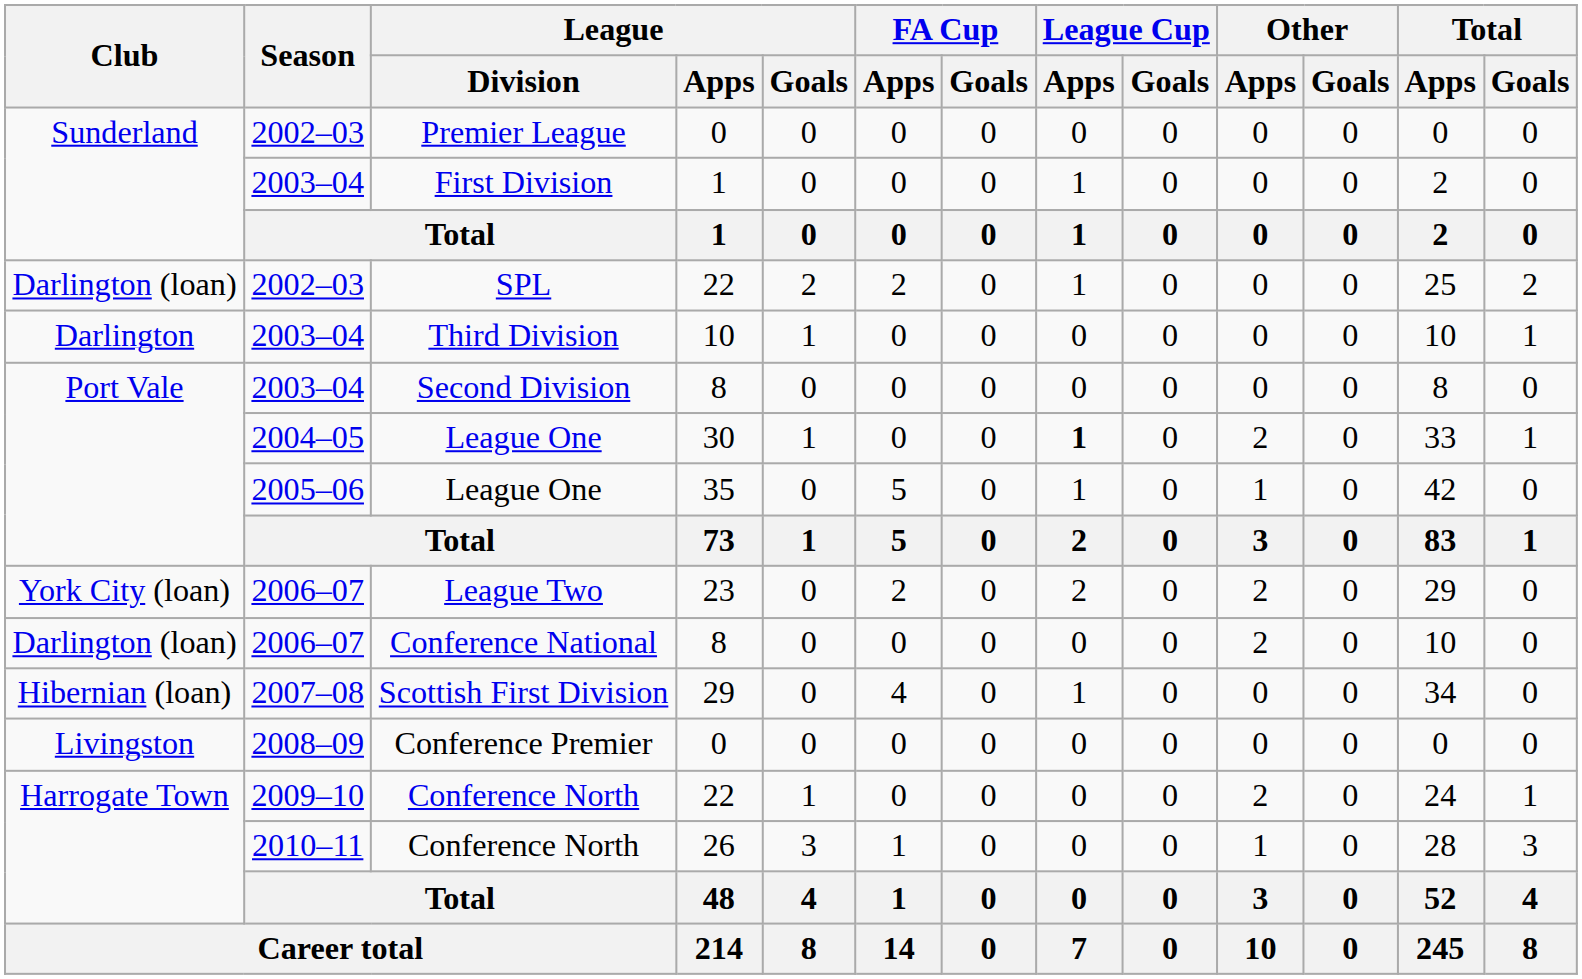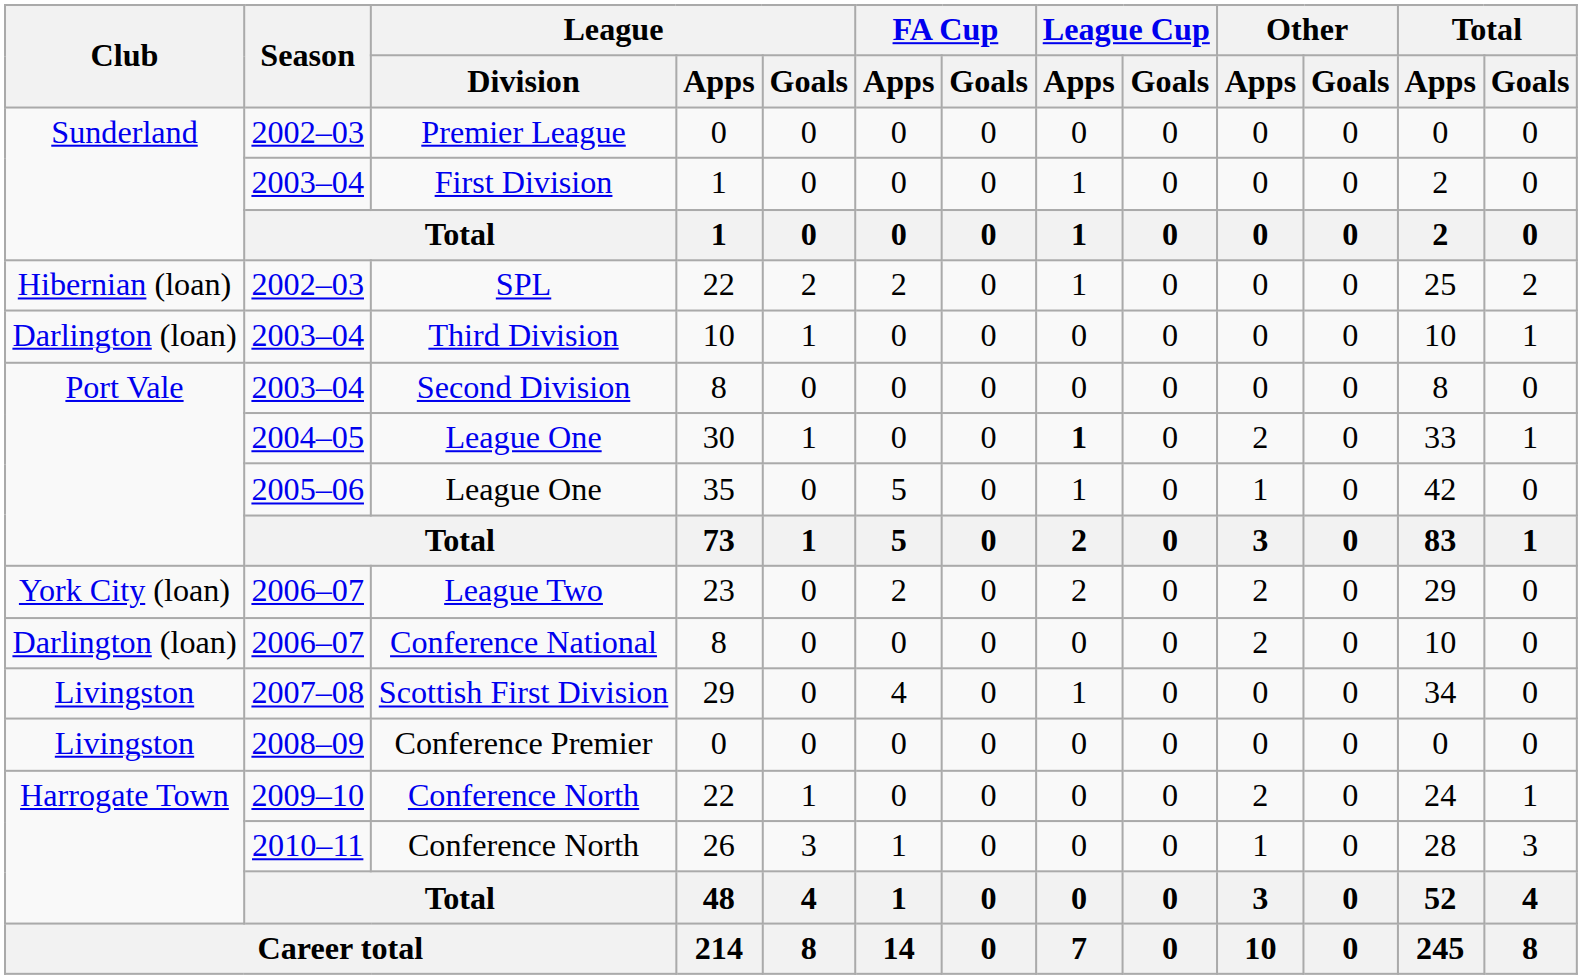(125, 285) Darlington (loan) -> (125, 285) Hibernian (loan)
(124, 336) Darlington -> (125, 336) Darlington (loan)
(125, 693) Hibernian (loan) -> (125, 693) Livingston
